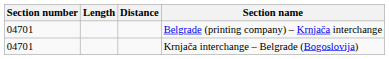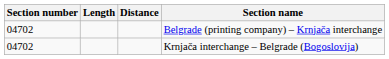(20, 29) 04701 -> (20, 29) 04702
(20, 46) 04701 -> (20, 46) 04702
